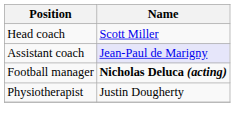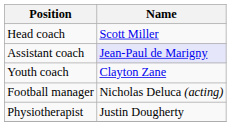+ row: (38, 72)
(163, 72) bold -> (161, 92) normal
